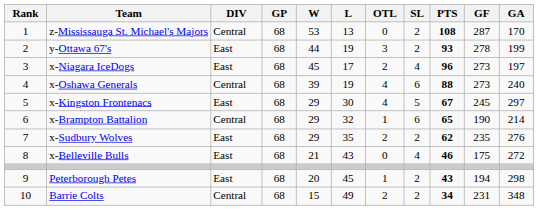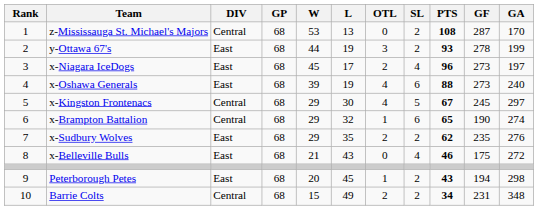(230, 84) Central -> (223, 84) East
(223, 102) East -> (230, 102) Central
(516, 119) 214 -> (516, 119) 274
